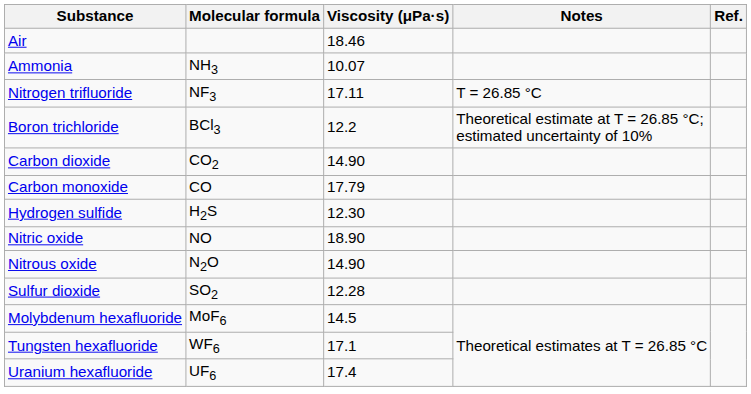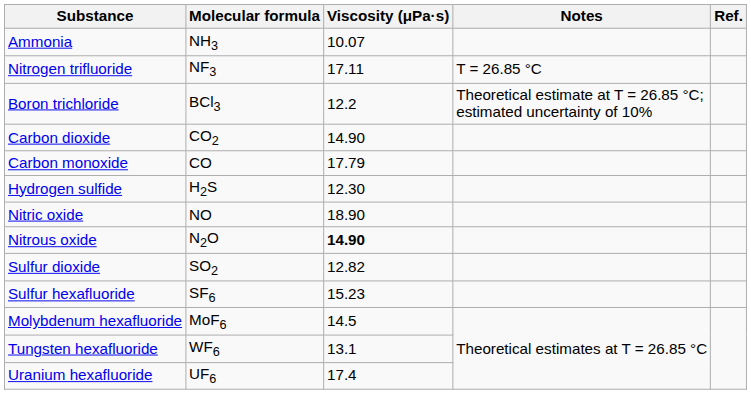- row: (17, 40)
(346, 264) normal -> (346, 240) bold
(346, 291) 12.28 -> (346, 267) 12.82
+ row: (71, 294)
(342, 345) 17.1 -> (342, 348) 13.1
